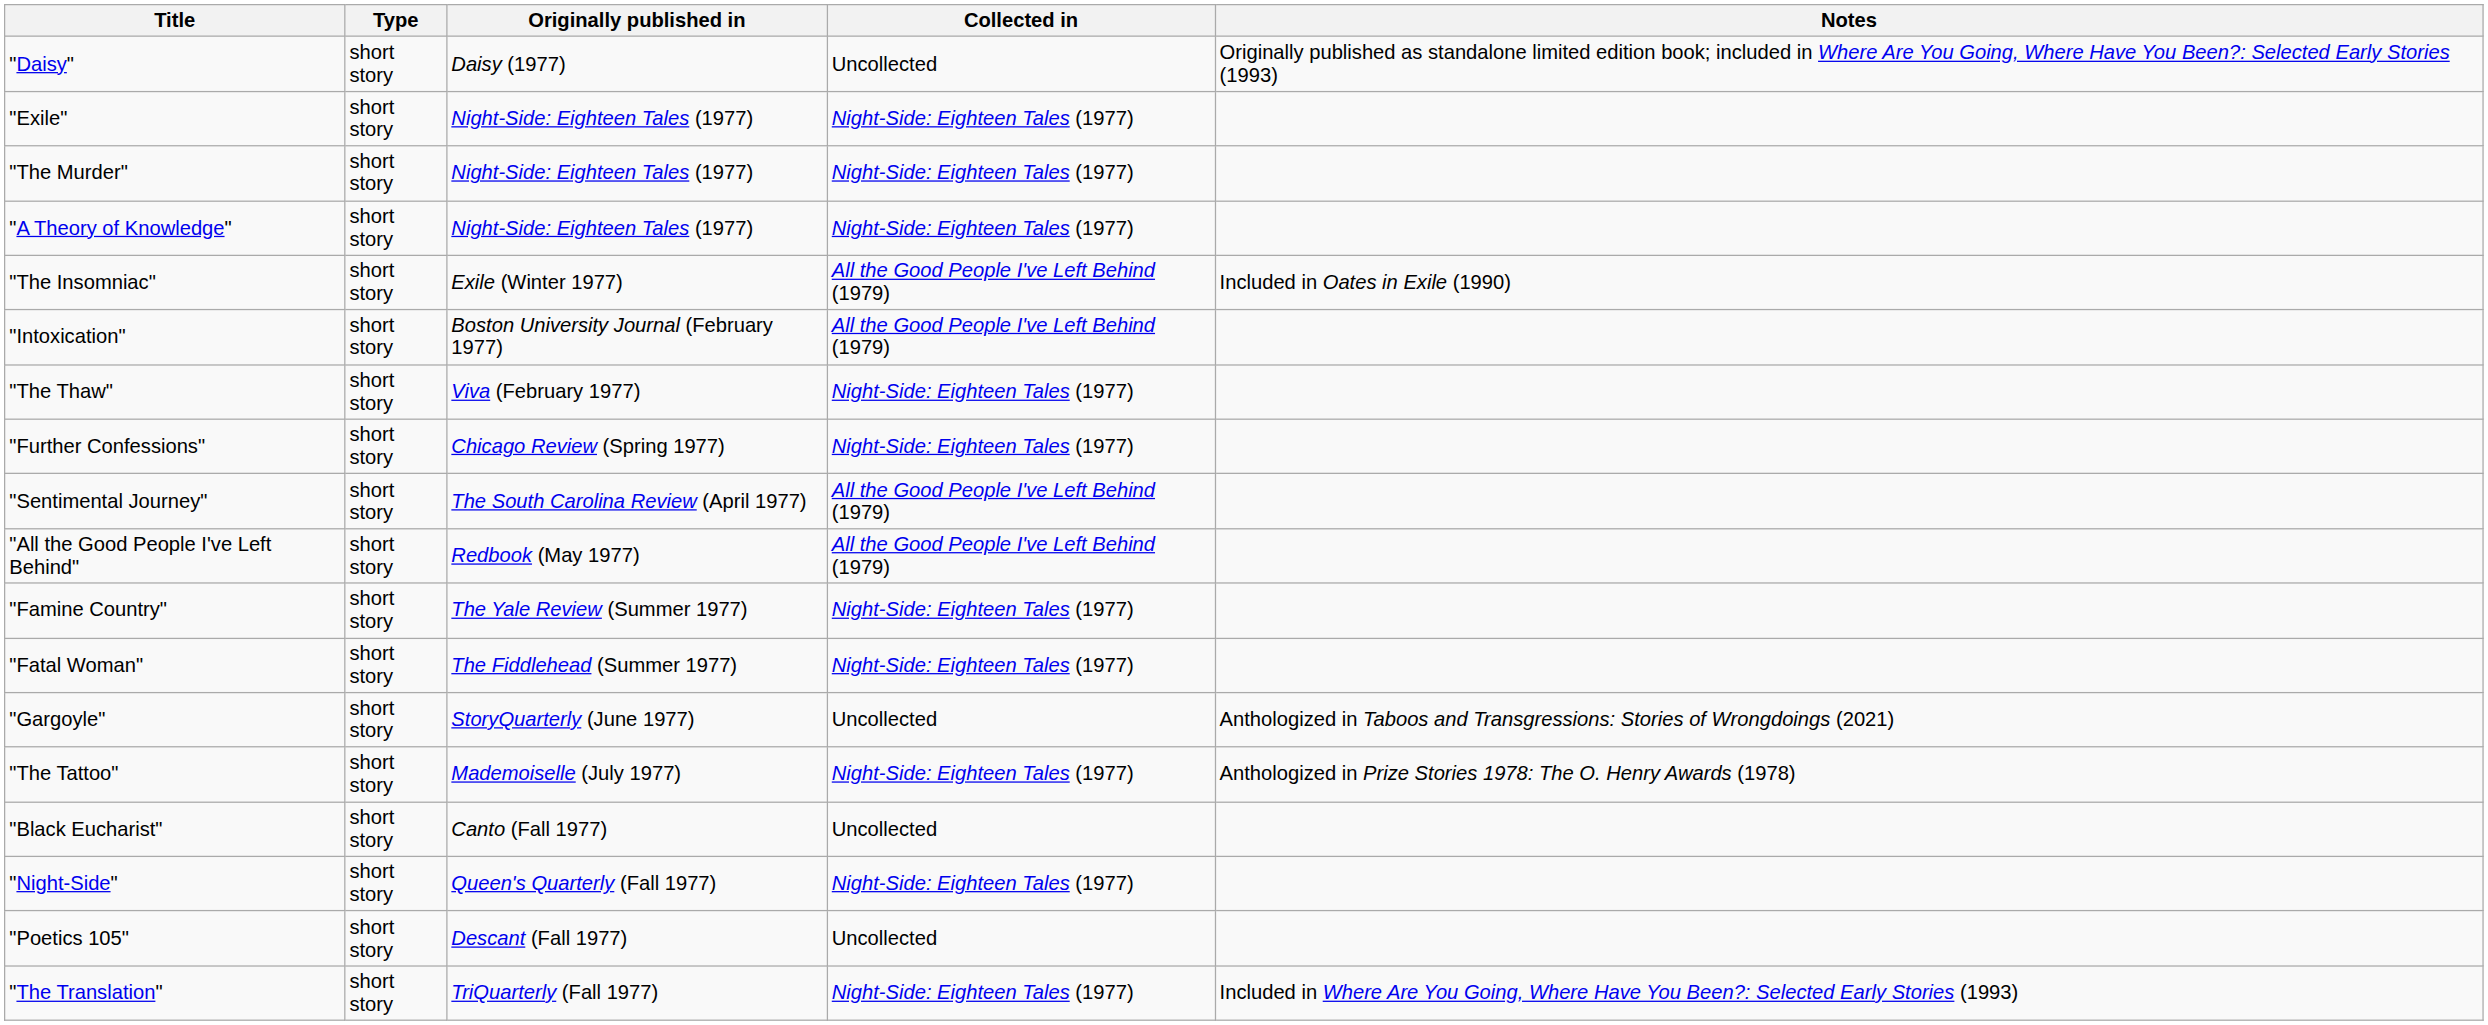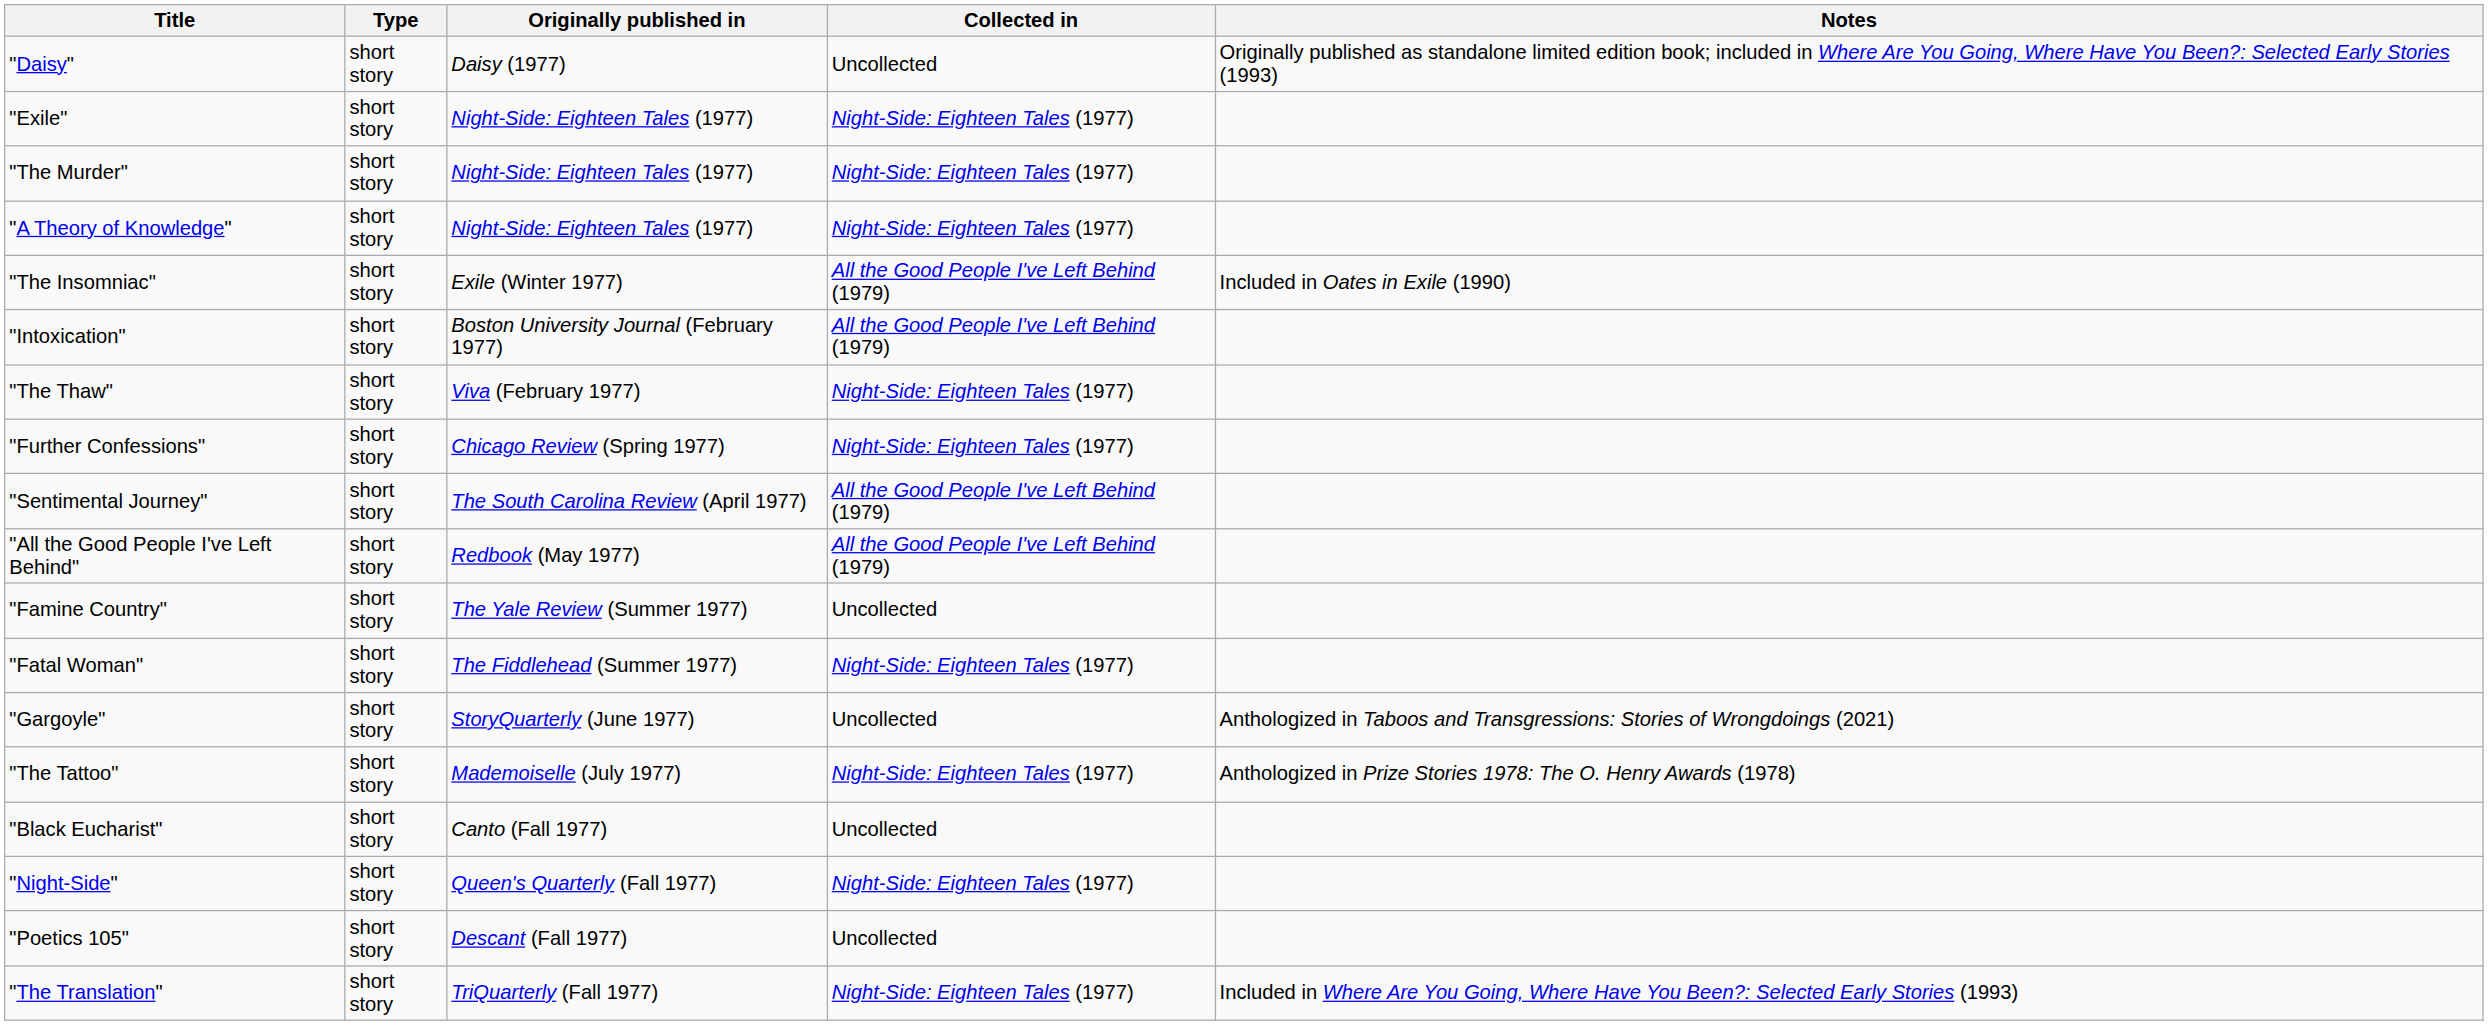(983, 610) Night-Side: Eighteen Tales (1977) -> (884, 610) Uncollected
